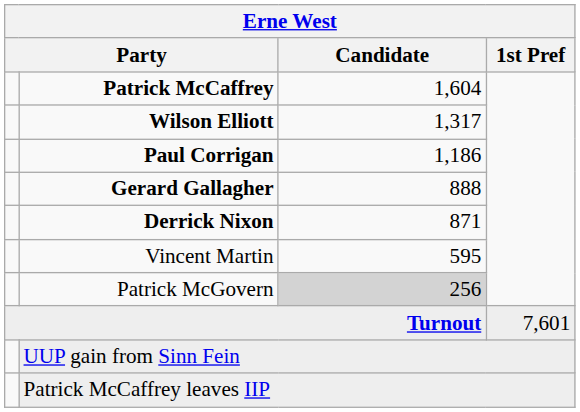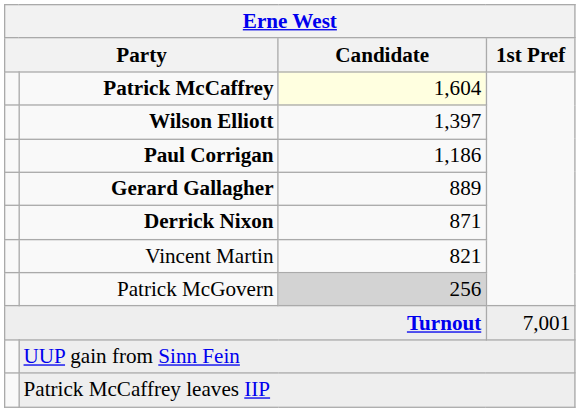(458, 88) no background -> (458, 88) lightyellow background
(458, 121) 1,317 -> (458, 121) 1,397
(465, 188) 888 -> (465, 188) 889
(465, 255) 595 -> (465, 255) 821
(546, 322) 7,601 -> (546, 322) 7,001
